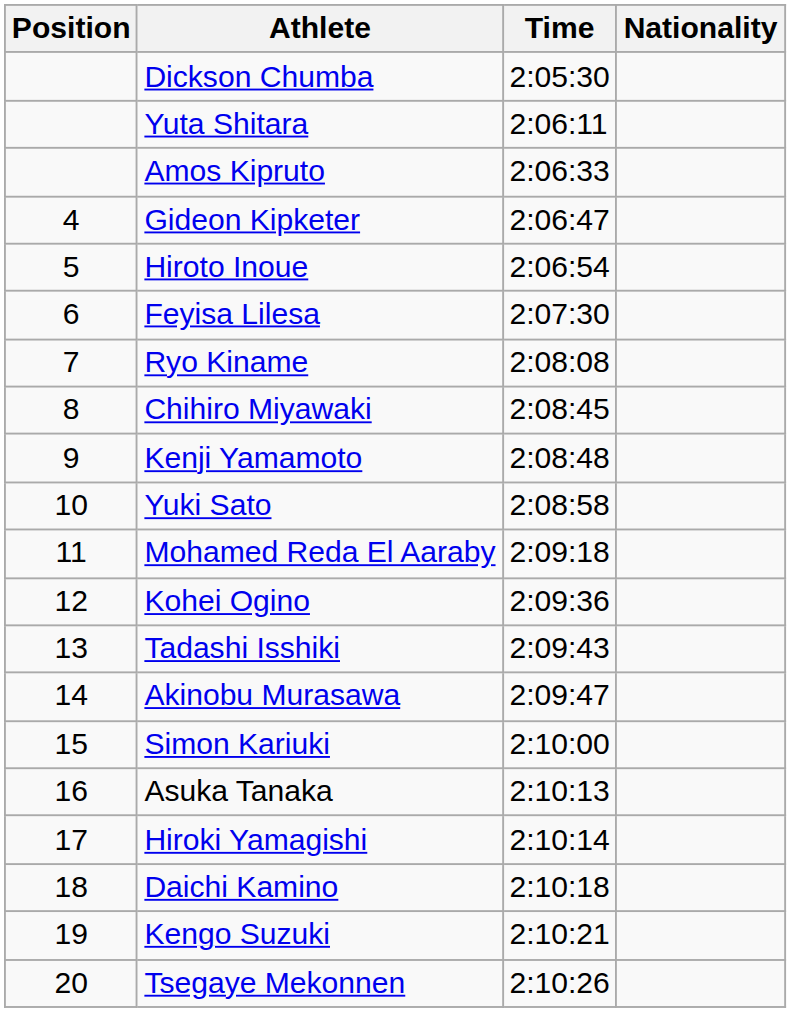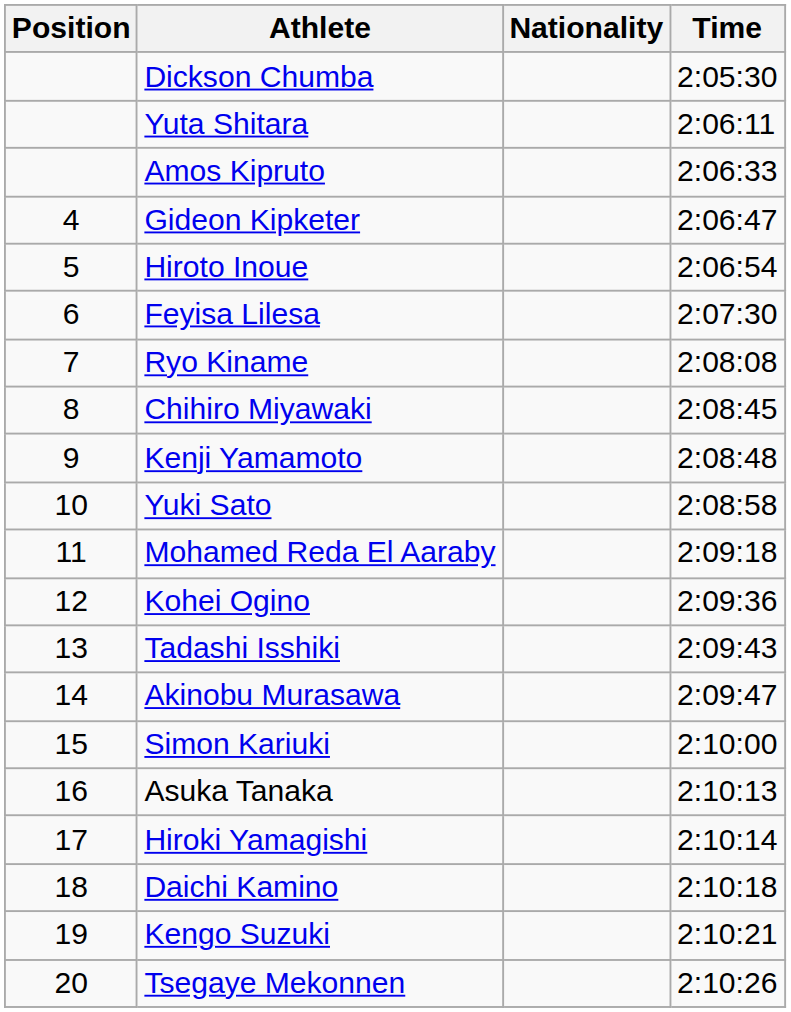columns swapped: (701, 28) <-> (560, 28)
